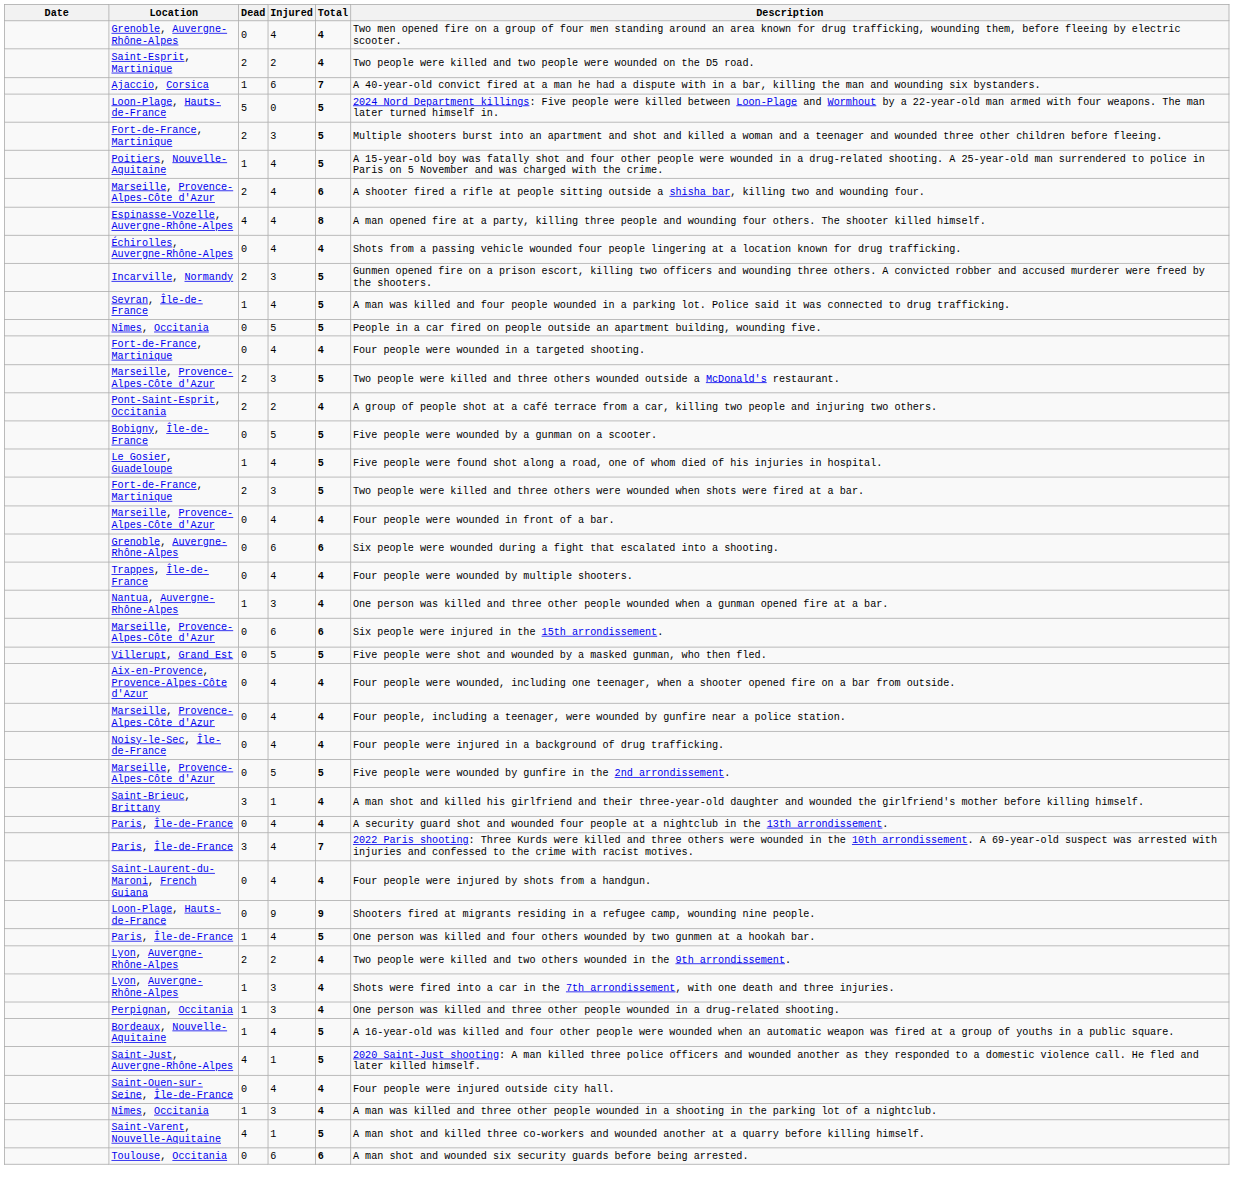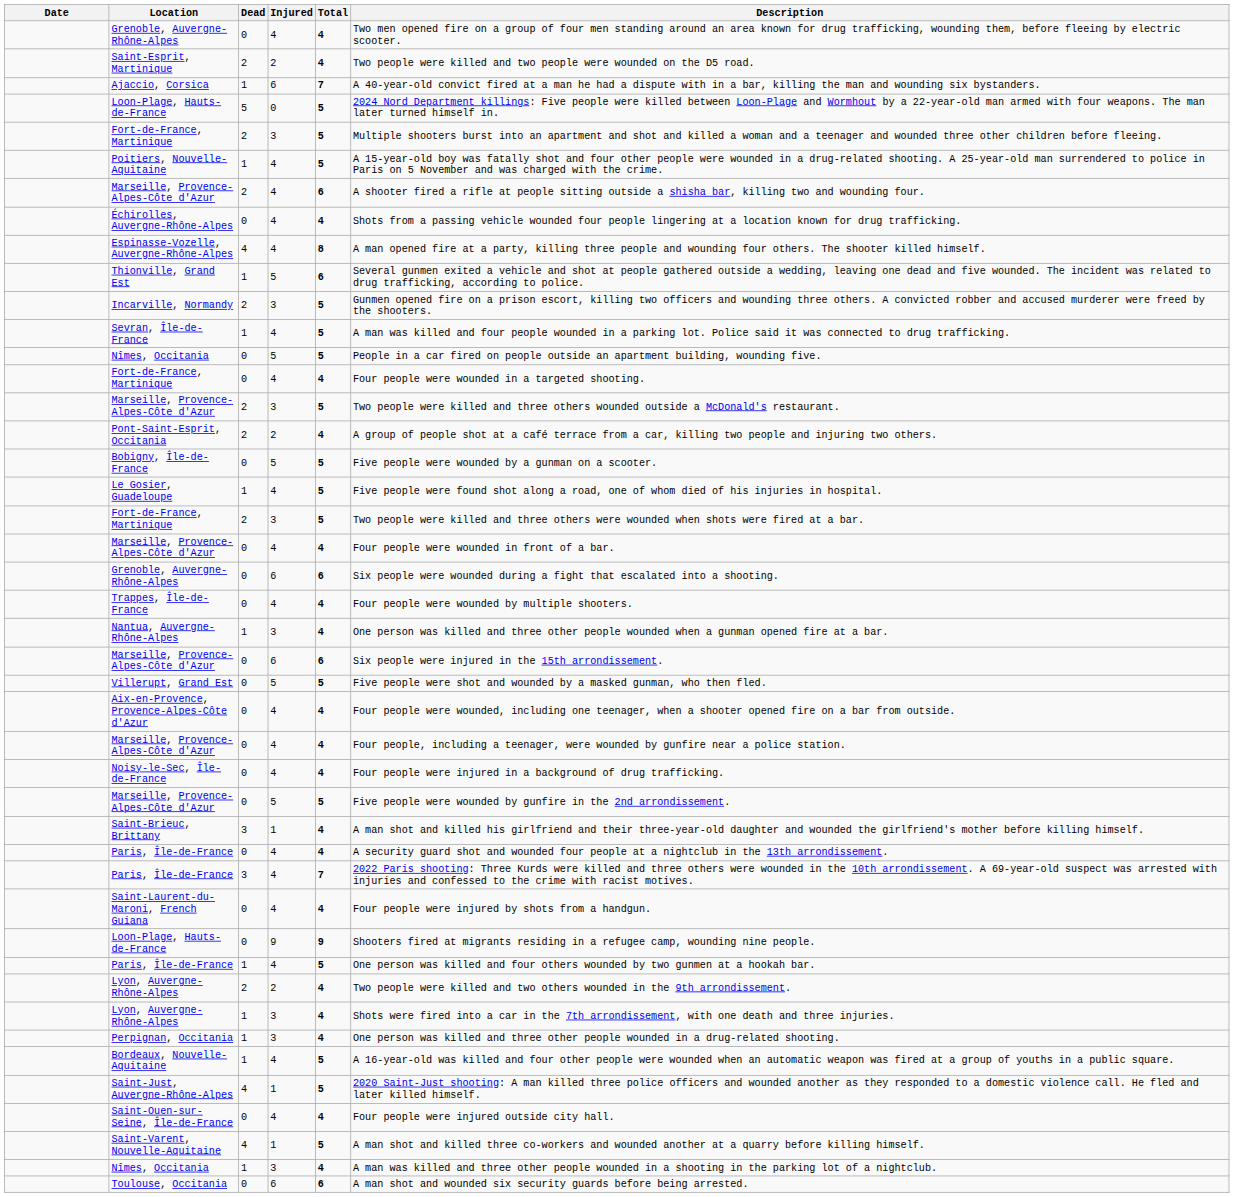rows swapped: (172, 249) <-> (172, 221)
+ row: (163, 277)
rows swapped: (160, 1111) <-> (166, 1134)
